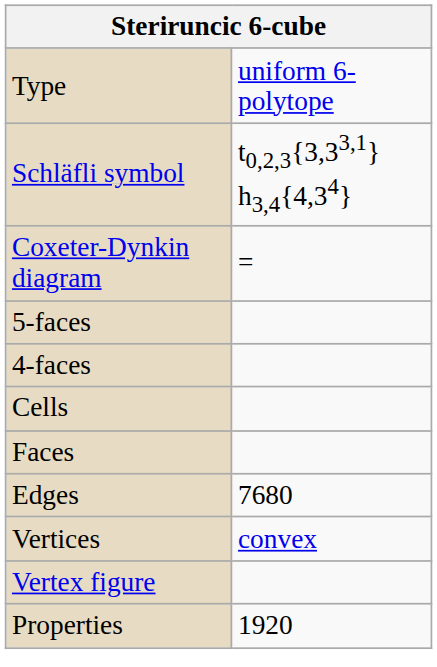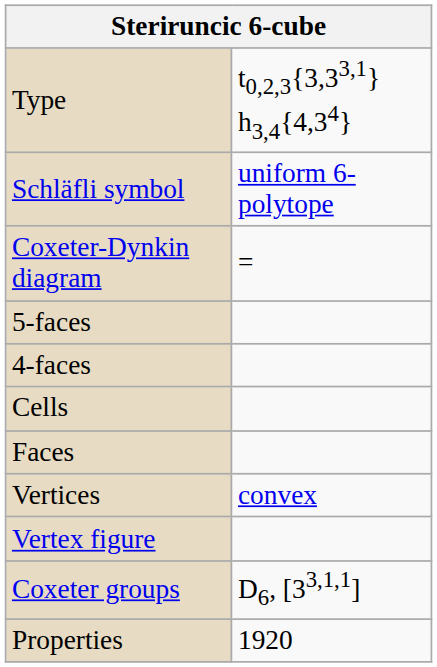(297, 85) uniform 6-polytope -> (309, 99) t0,2,3{3,33,1} h3,4{4,34}
(309, 174) t0,2,3{3,33,1} h3,4{4,34} -> (297, 188) uniform 6-polytope
- row: (45, 495)
+ row: (96, 589)
